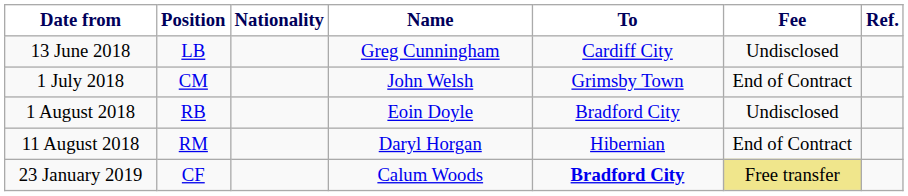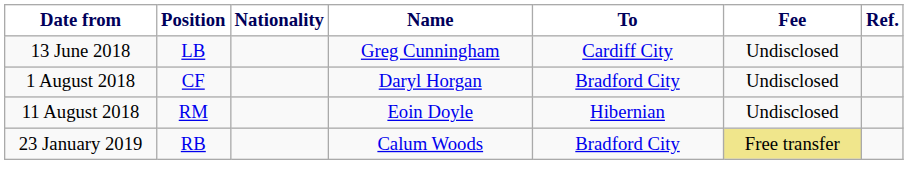- row: (81, 82)
(193, 112) RB -> (193, 82) CF
(430, 112) Eoin Doyle -> (430, 82) Daryl Horgan
(430, 143) Daryl Horgan -> (430, 112) Eoin Doyle
(792, 143) End of Contract -> (792, 112) Undisclosed
(193, 174) CF -> (193, 143) RB
(628, 174) bold -> (628, 143) normal
